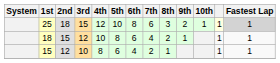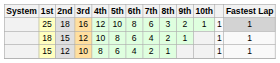(83, 24) 15 -> (83, 24) 16
(219, 24) lightyellow background -> (219, 24) no background
